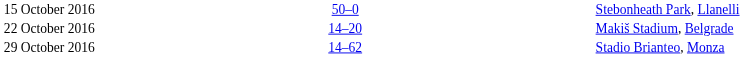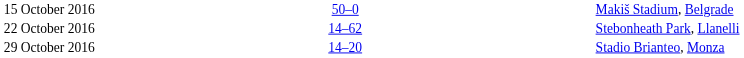(668, 9) Stebonheath Park, Llanelli -> (665, 9) Makiš Stadium, Belgrade
(345, 28) 14–20 -> (345, 28) 14–62
(665, 28) Makiš Stadium, Belgrade -> (668, 28) Stebonheath Park, Llanelli
(345, 47) 14–62 -> (345, 47) 14–20
